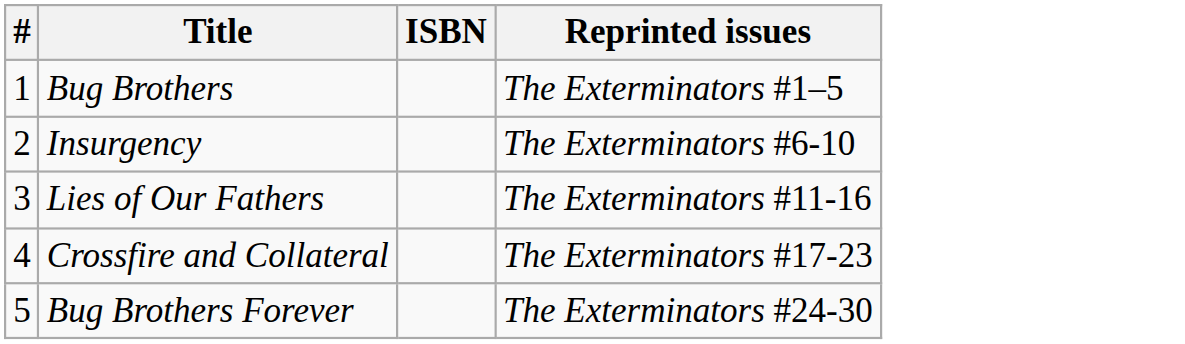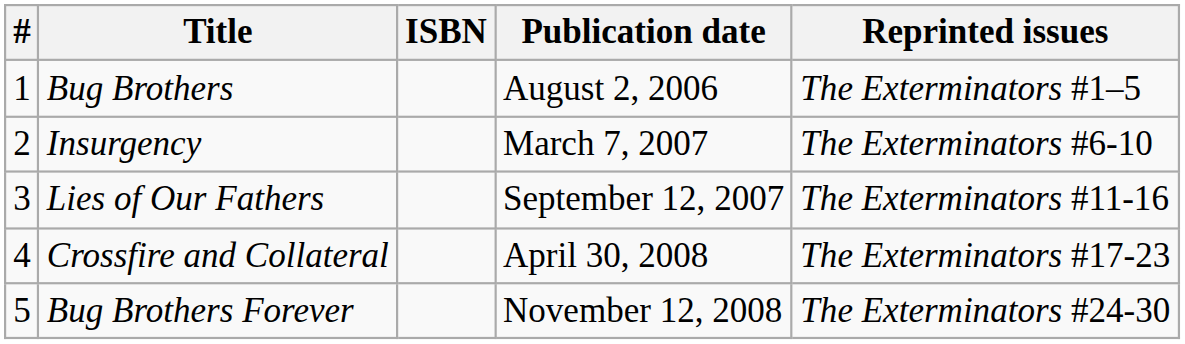+ column: (644, 32)
